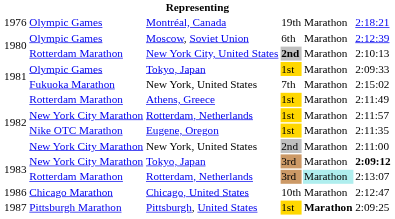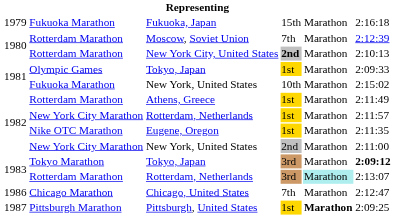- row: (15, 22)
+ row: (15, 22)
(66, 38) Olympic Games -> (76, 38) Rotterdam Marathon
(288, 38) 6th -> (288, 38) 7th
(288, 84) 7th -> (291, 84) 10th
(86, 161) New York City Marathon -> (67, 161) Tokyo Marathon
(291, 192) 10th -> (288, 192) 7th
